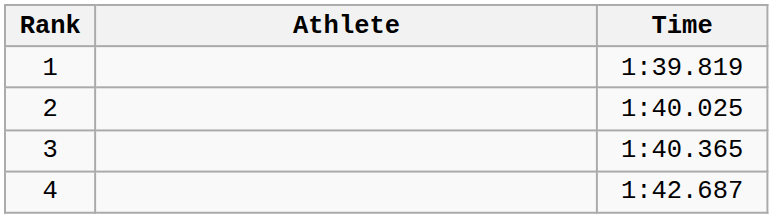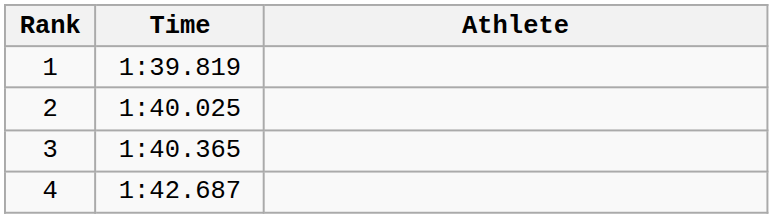columns swapped: (347, 26) <-> (682, 26)
